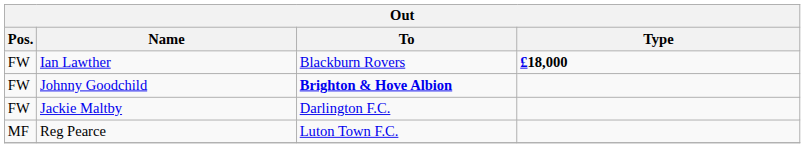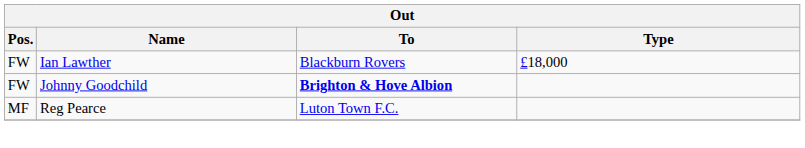(544, 62) bold -> (544, 62) normal
- row: (81, 108)
